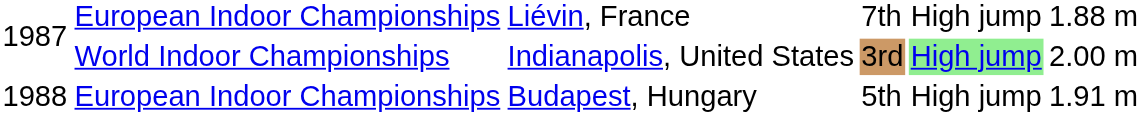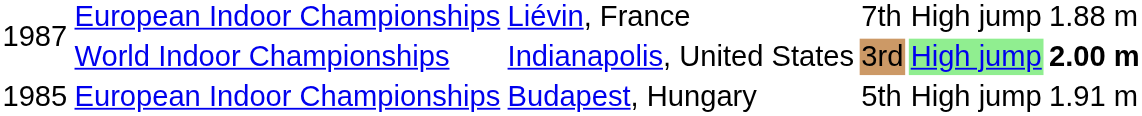(1094, 56) normal -> (1094, 56) bold
(35, 96) 1988 -> (35, 96) 1985
